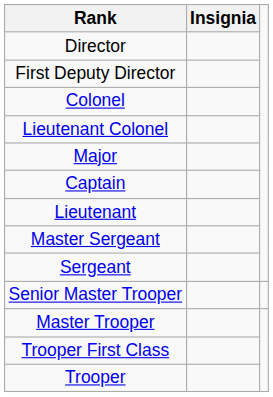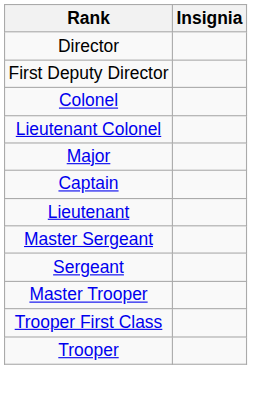- row: (95, 294)
